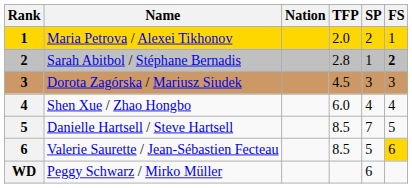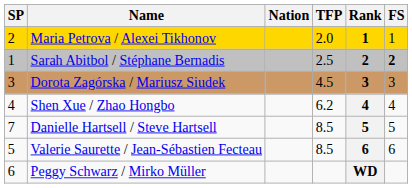columns swapped: (24, 15) <-> (373, 15)
(341, 60) 2.8 -> (325, 60) 2.5
(341, 104) 6.0 -> (325, 104) 6.2
(392, 149) gold background -> (392, 149) no background
